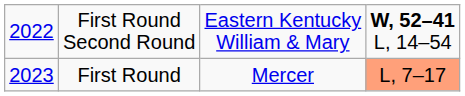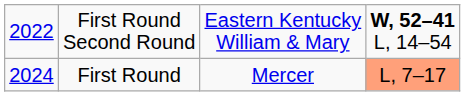(31, 74) 2023 -> (31, 74) 2024
